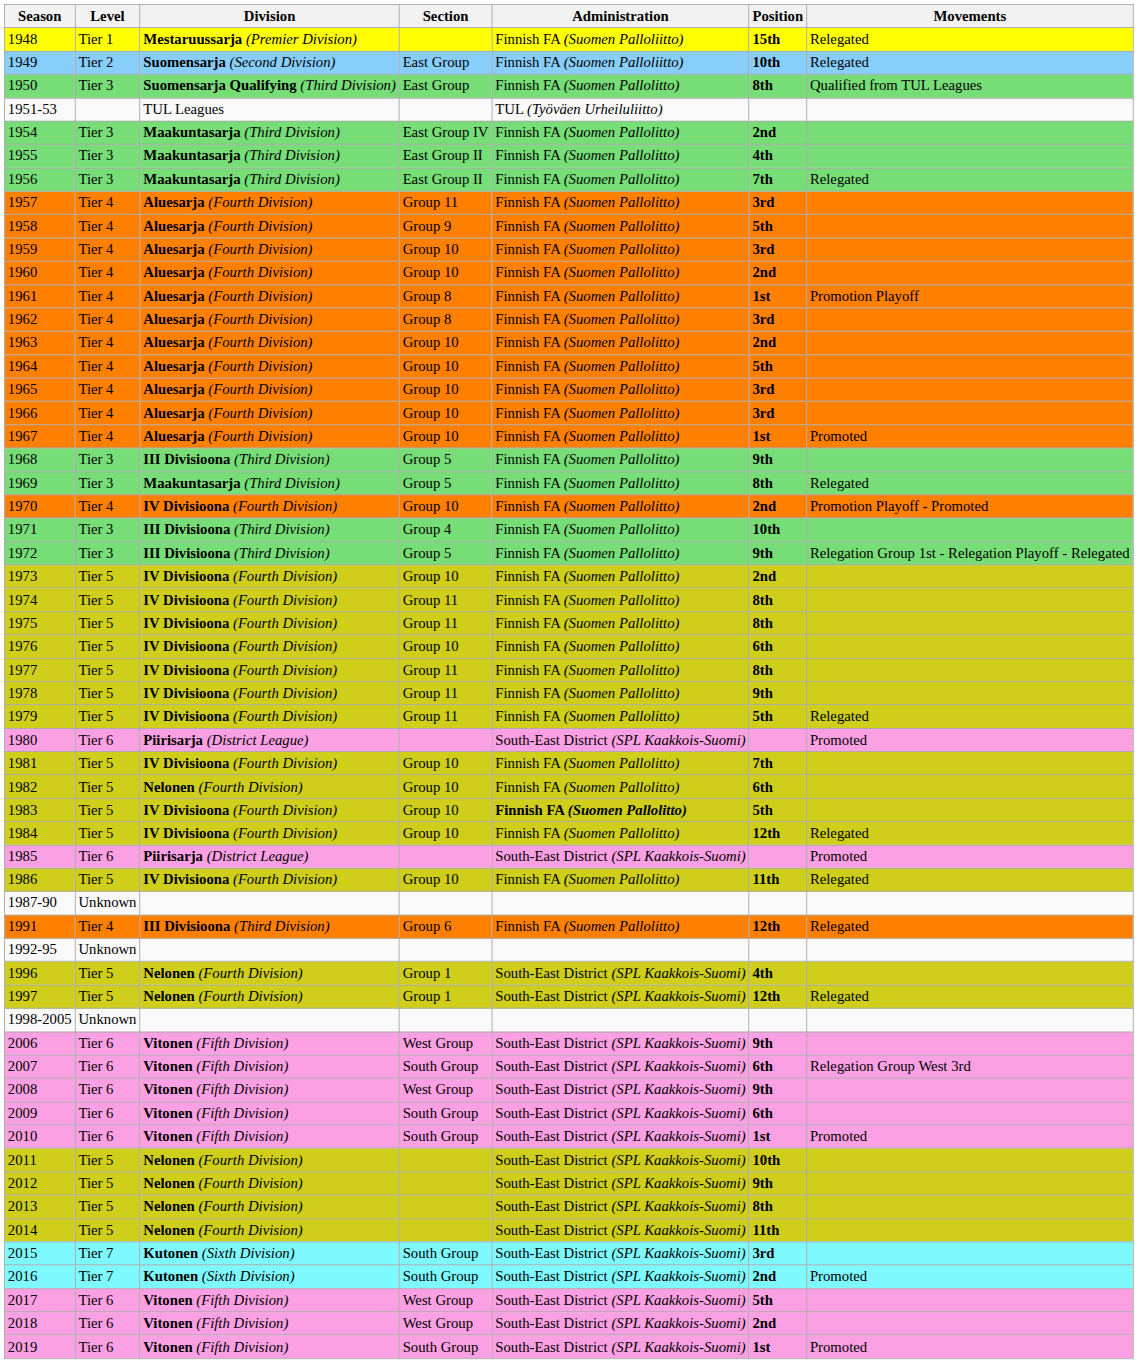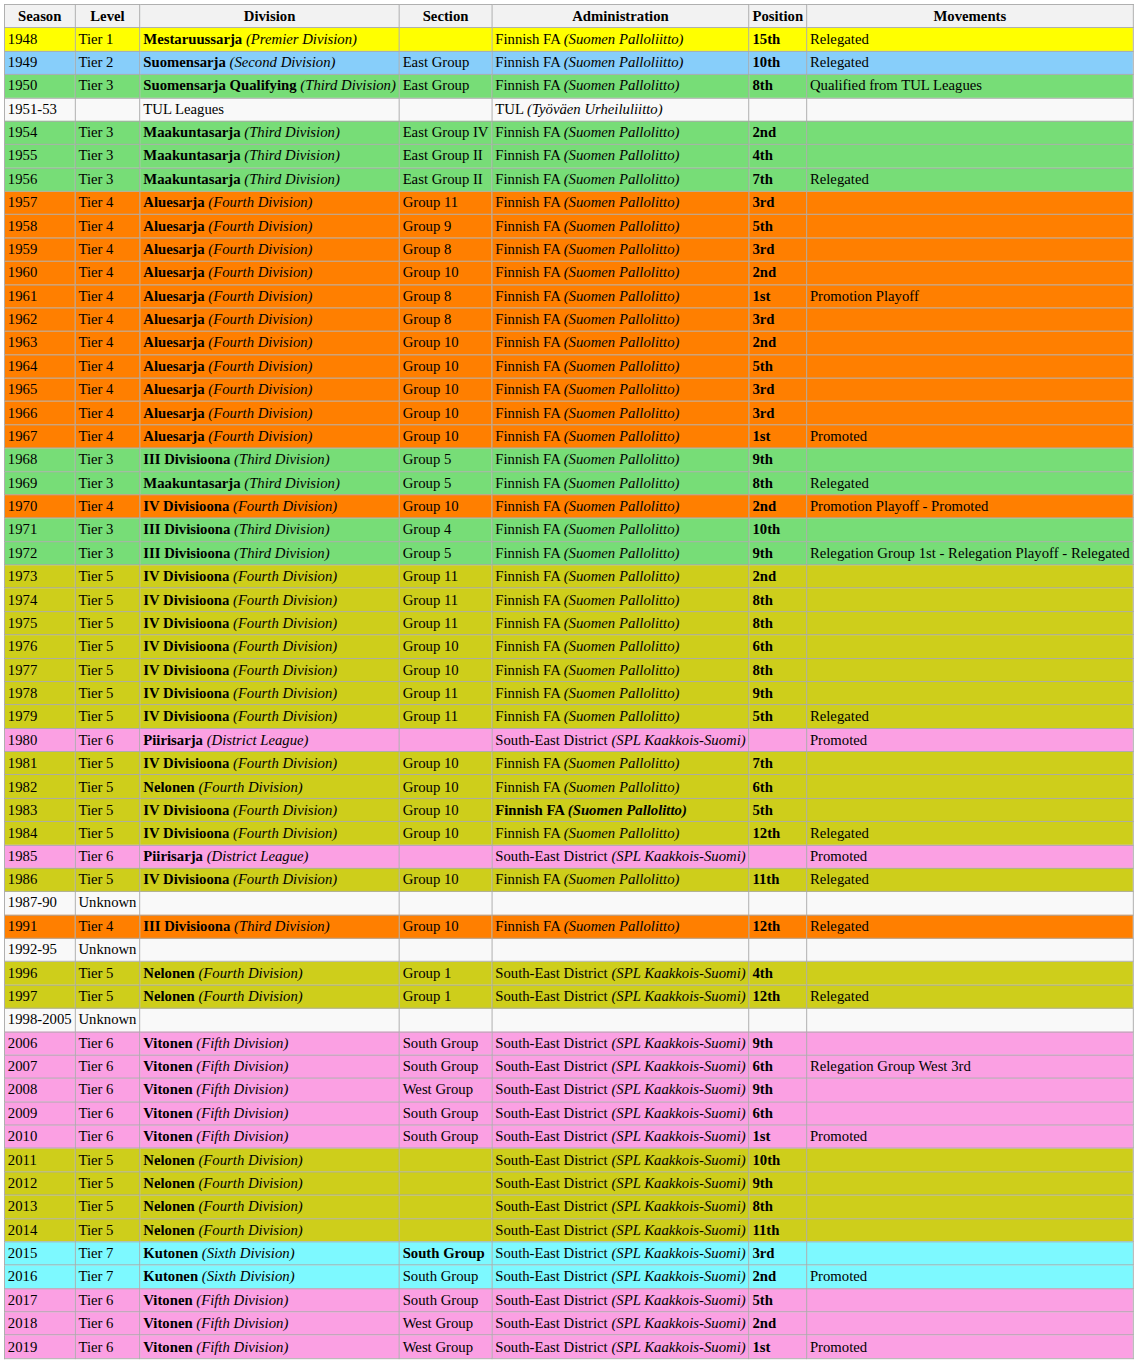(431, 249) Group 10 -> (427, 249) Group 8
(431, 576) Group 10 -> (430, 576) Group 11
(430, 669) Group 11 -> (431, 669) Group 10
(427, 926) Group 6 -> (431, 926) Group 10
(438, 1043) West Group -> (440, 1043) South Group
(440, 1253) normal -> (444, 1253) bold
(438, 1300) West Group -> (440, 1300) South Group
(440, 1346) South Group -> (438, 1346) West Group
